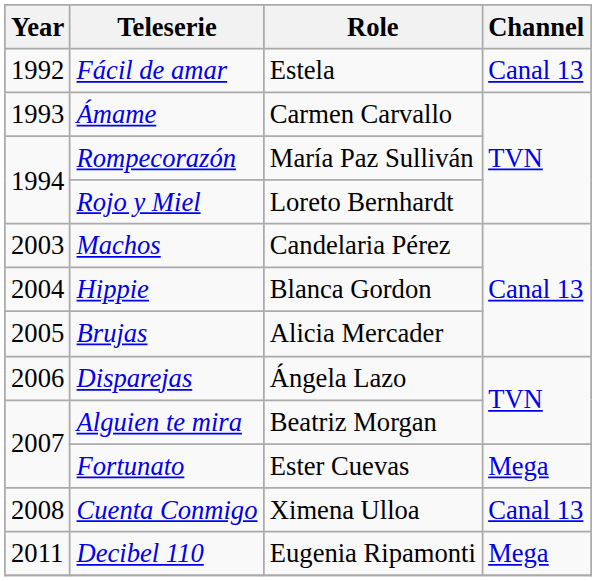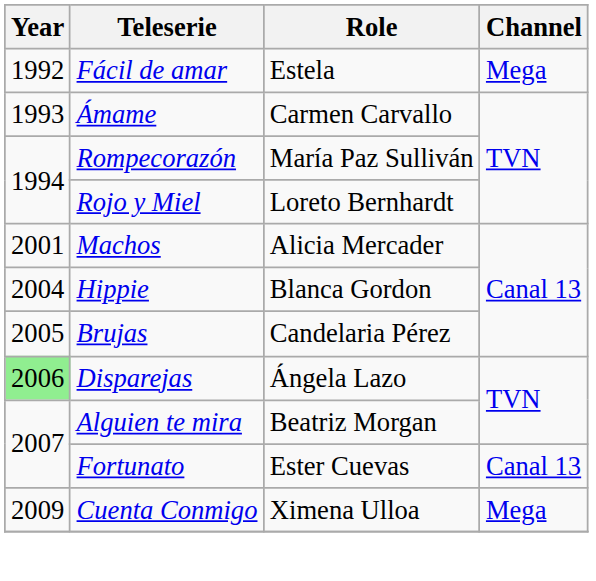(536, 70) Canal 13 -> (516, 70) Mega
(38, 245) 2003 -> (38, 245) 2001
(360, 245) Candelaria Pérez -> (357, 245) Alicia Mercader
(357, 333) Alicia Mercader -> (360, 333) Candelaria Pérez
(38, 377) no background -> (38, 377) lightgreen background
(518, 465) Mega -> (534, 465) Canal 13
(38, 509) 2008 -> (38, 509) 2009
(536, 509) Canal 13 -> (516, 509) Mega
- row: (140, 552)
